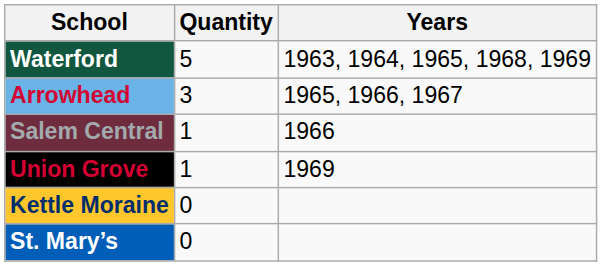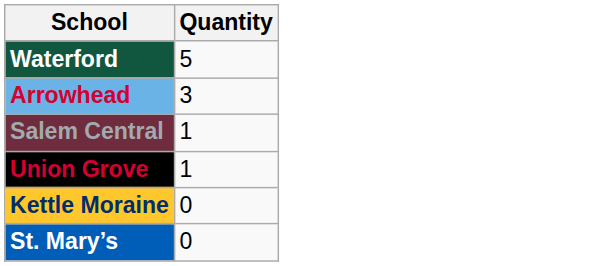- column: (437, 22)
